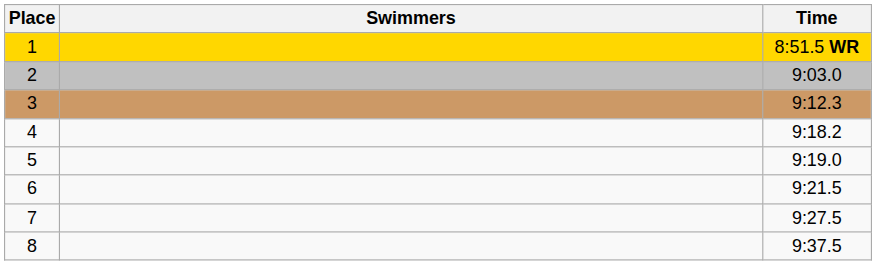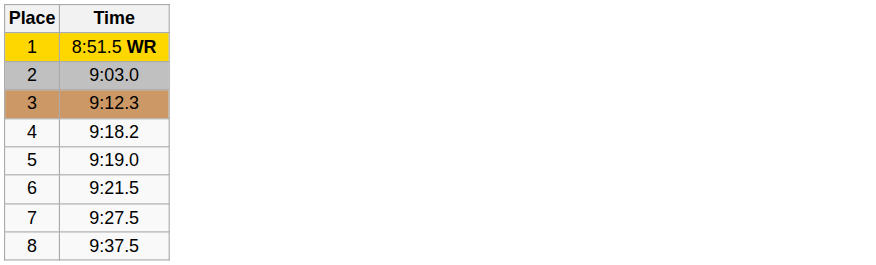- column: (411, 18)
